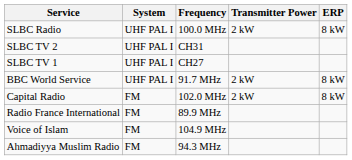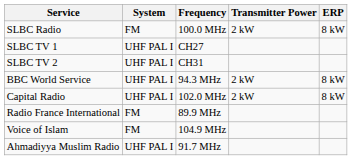(149, 29) UHF PAL I -> (132, 29) FM
rows swapped: (32, 63) <-> (32, 46)
(200, 79) 91.7 MHz -> (200, 79) 94.3 MHz
(132, 96) FM -> (149, 96) UHF PAL I
(132, 146) FM -> (149, 146) UHF PAL I
(200, 146) 94.3 MHz -> (200, 146) 91.7 MHz
